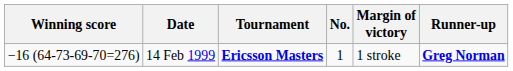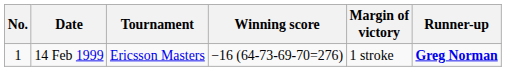columns swapped: (340, 24) <-> (74, 24)
(272, 55) bold -> (157, 55) normal
